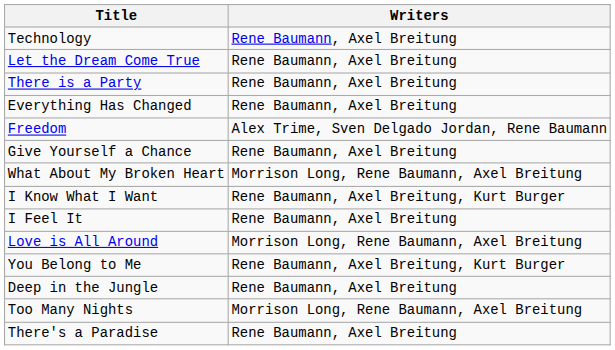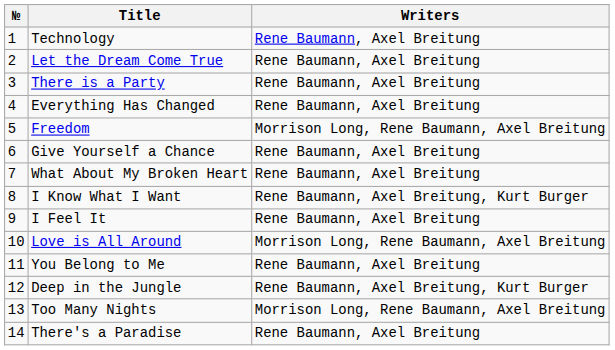+ column: (16, 16)
(419, 129) Alex Trime, Sven Delgado Jordan, Rene Baumann -> (430, 129) Morrison Long, Rene Baumann, Axel Breitung
(407, 175) Morrison Long, Rene Baumann, Axel Breitung -> (368, 175) Rene Baumann, Axel Breitung
(398, 265) Rene Baumann, Axel Breitung, Kurt Burger -> (368, 265) Rene Baumann, Axel Breitung
(344, 288) Rene Baumann, Axel Breitung -> (422, 288) Rene Baumann, Axel Breitung, Kurt Burger
